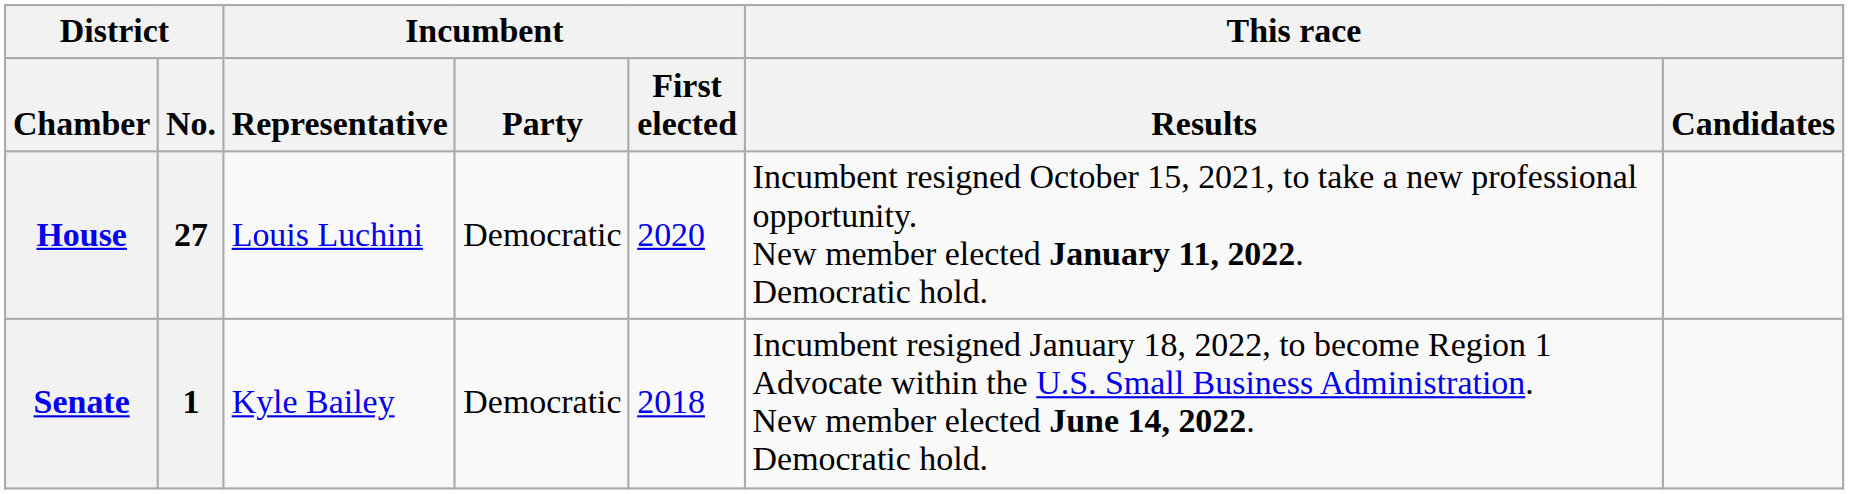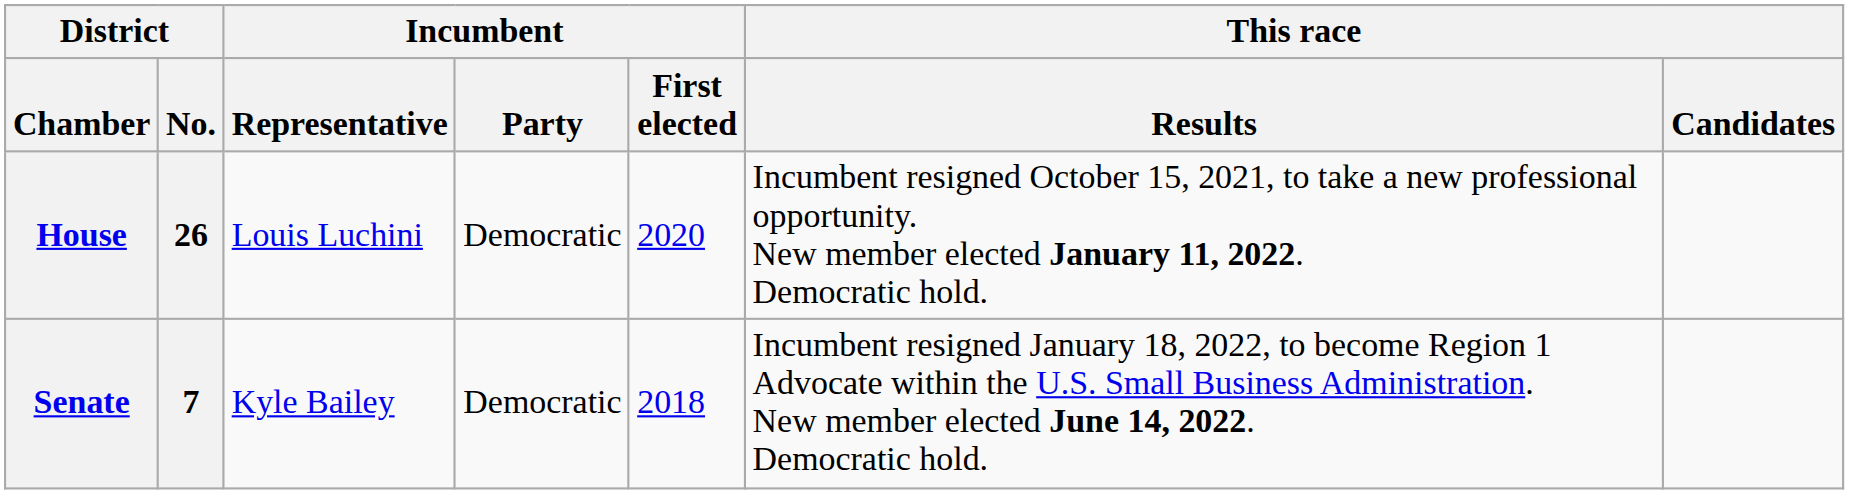(191, 234) 27 -> (191, 234) 26
(191, 402) 1 -> (191, 402) 7
